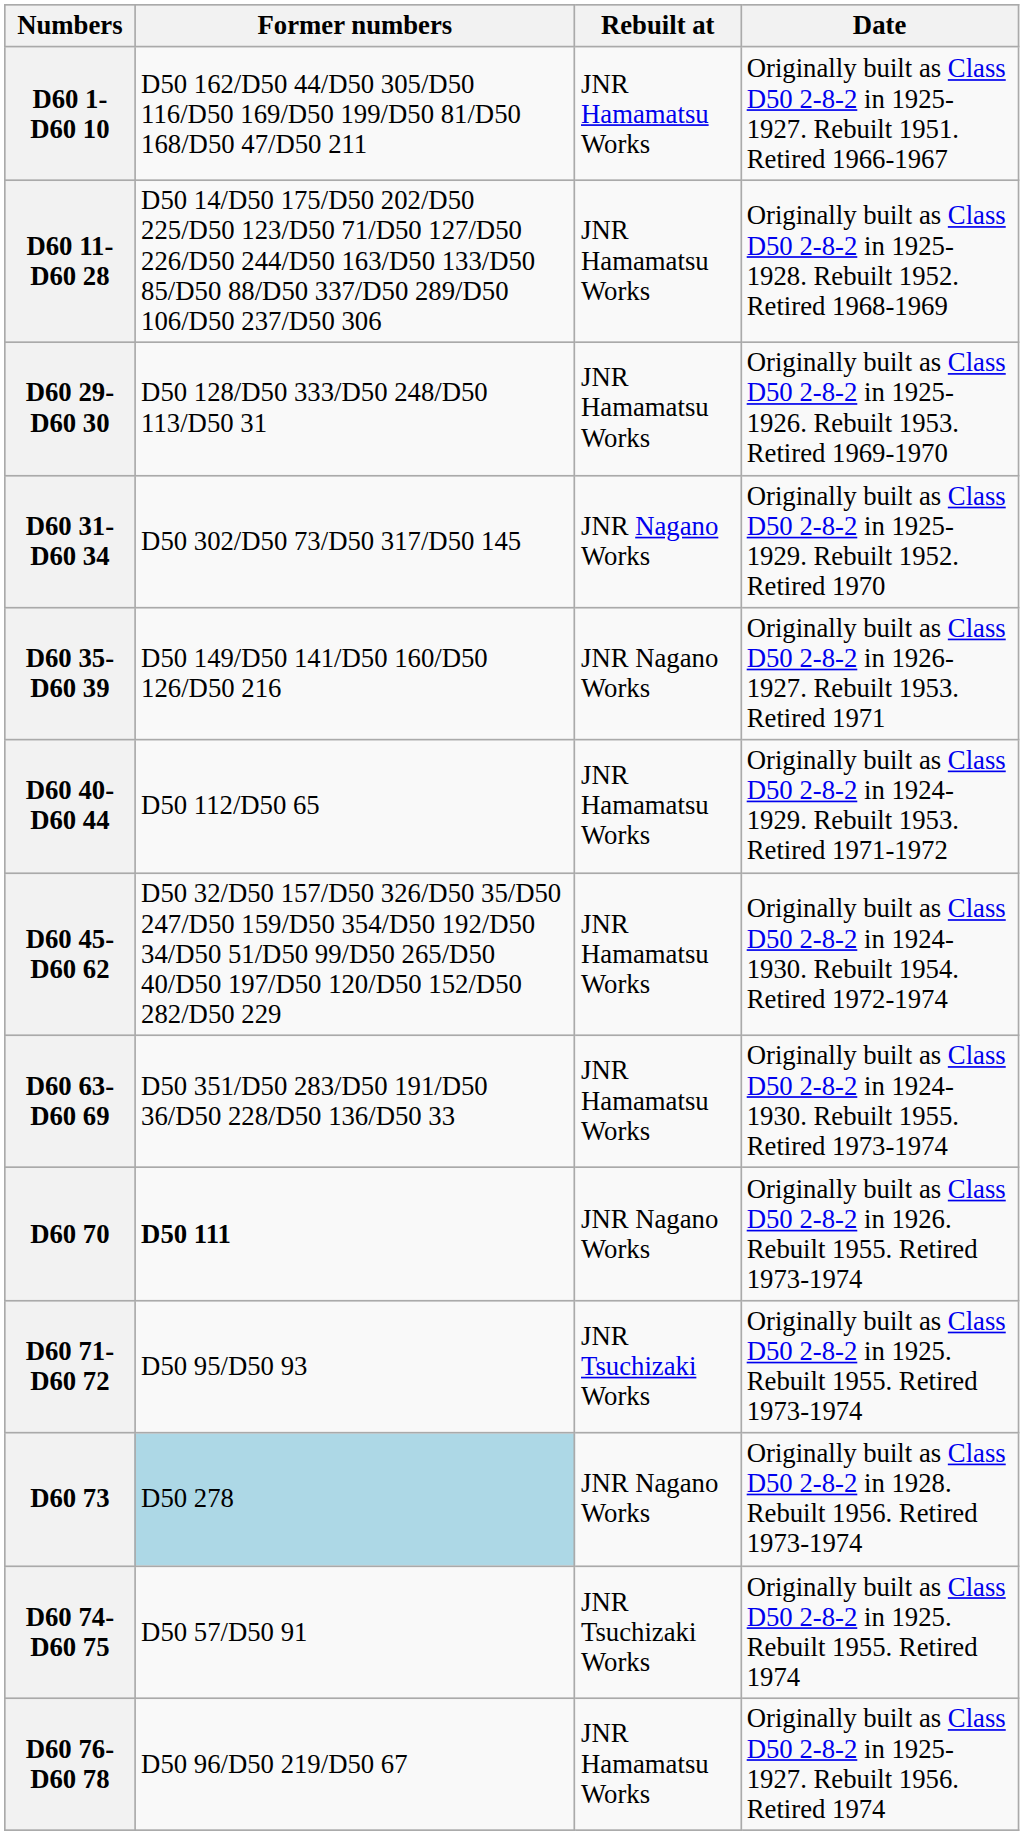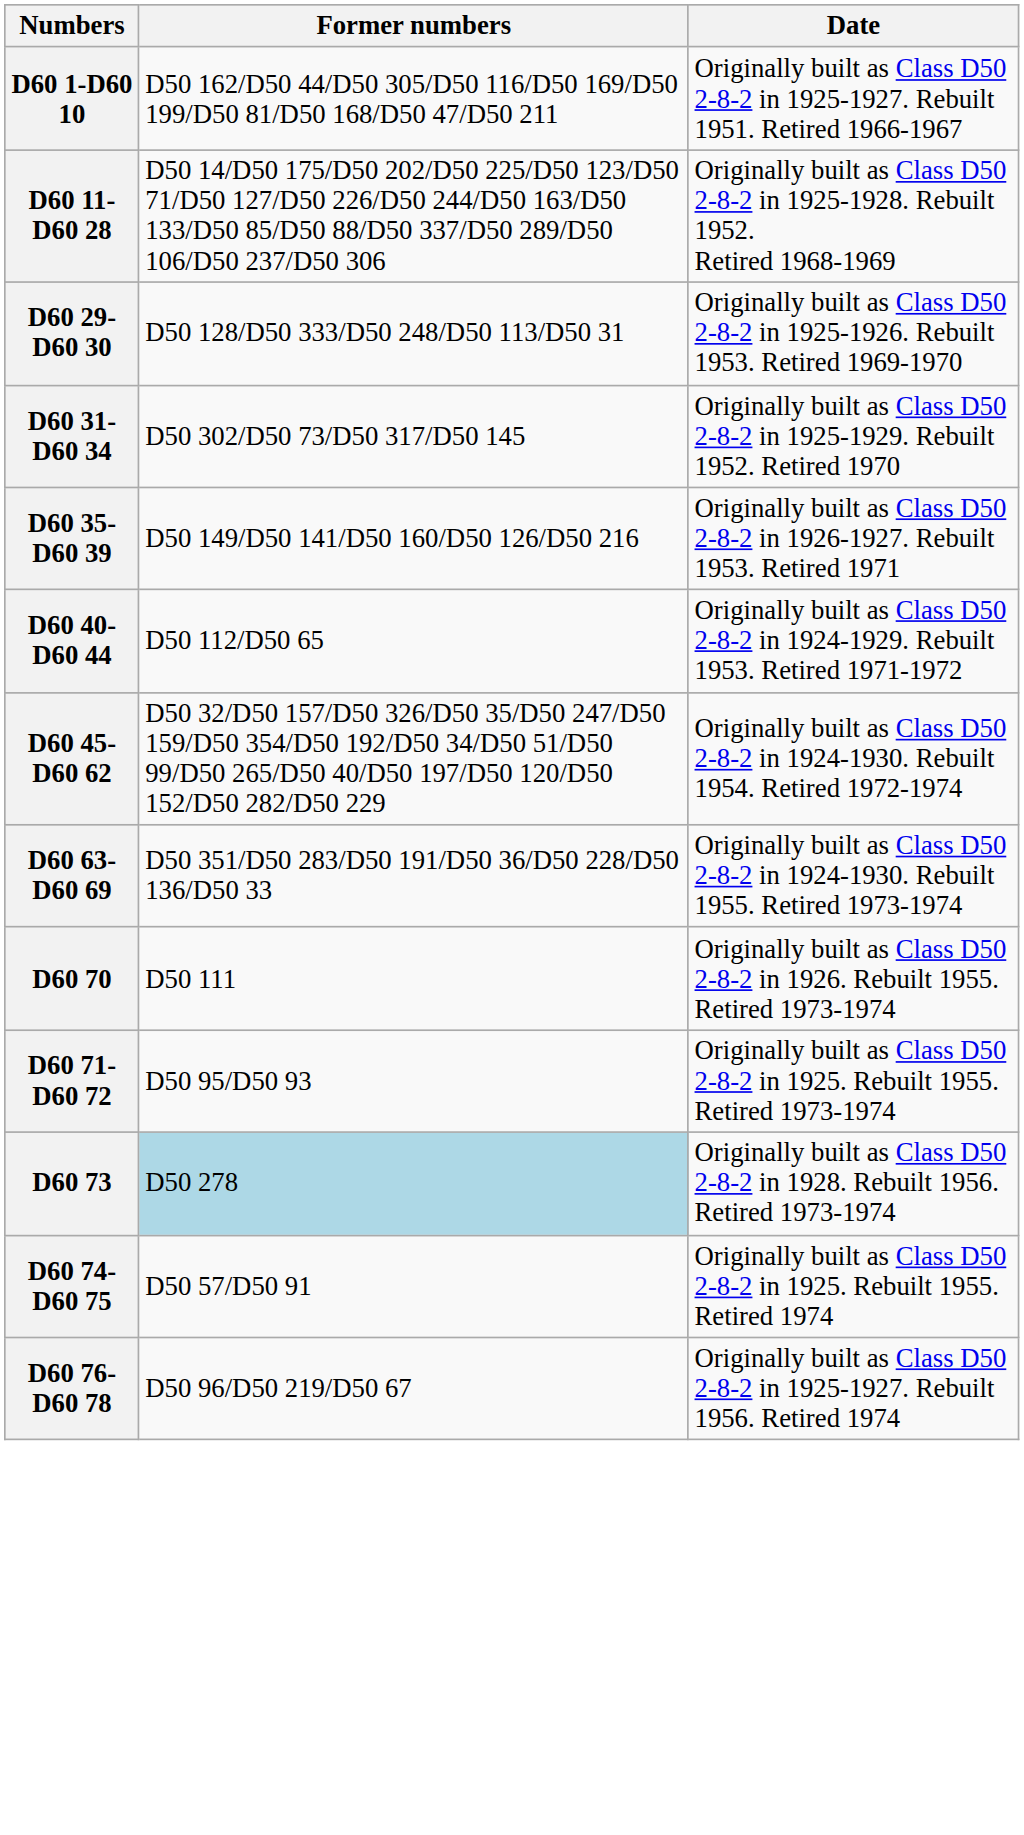- column: (658, 25)
(186, 1233) bold -> (191, 978) normal
